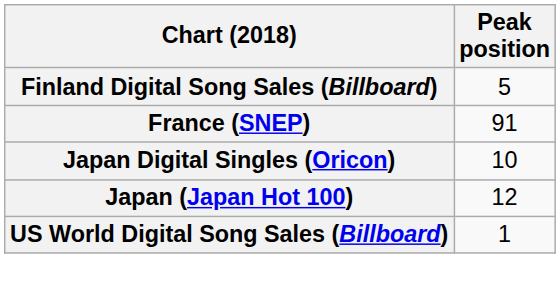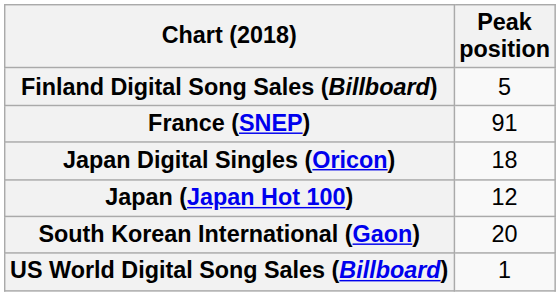(505, 160) 10 -> (505, 160) 18
+ row: (229, 234)
